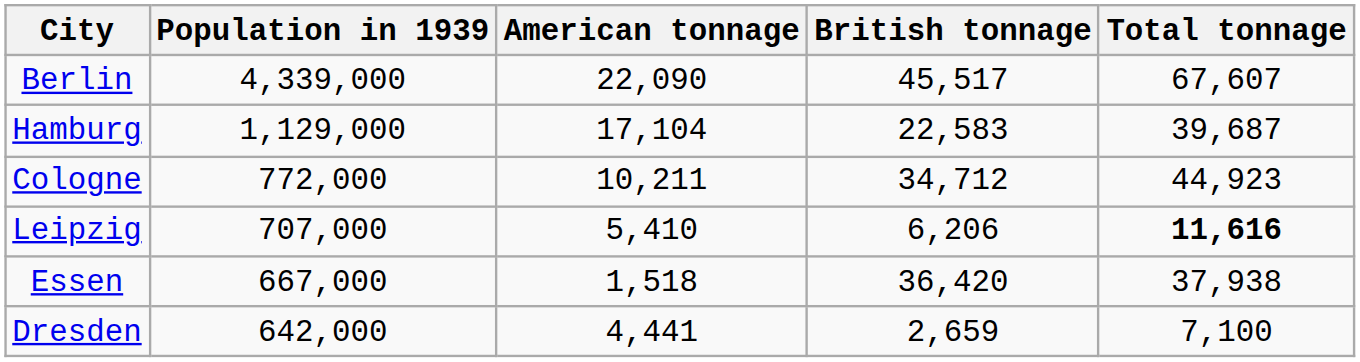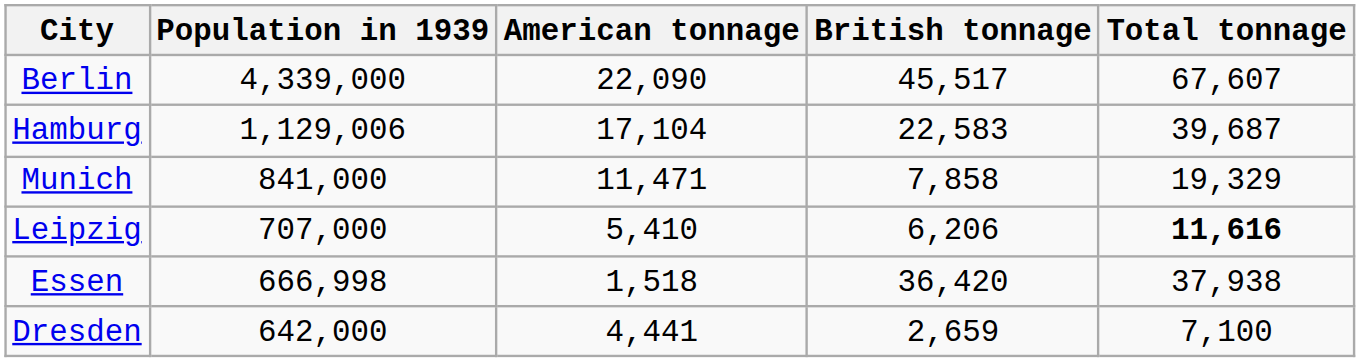(323, 131) 1,129,000 -> (323, 131) 1,129,006
+ row: (77, 181)
- row: (77, 181)
(323, 281) 667,000 -> (323, 281) 666,998
